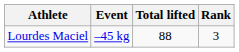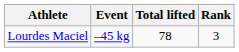(165, 36) 88 -> (165, 36) 78
